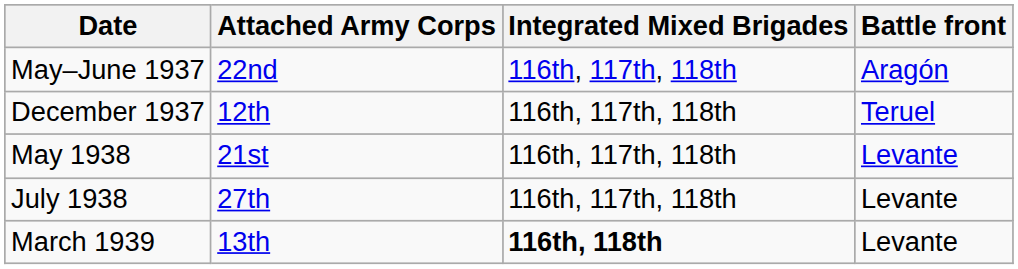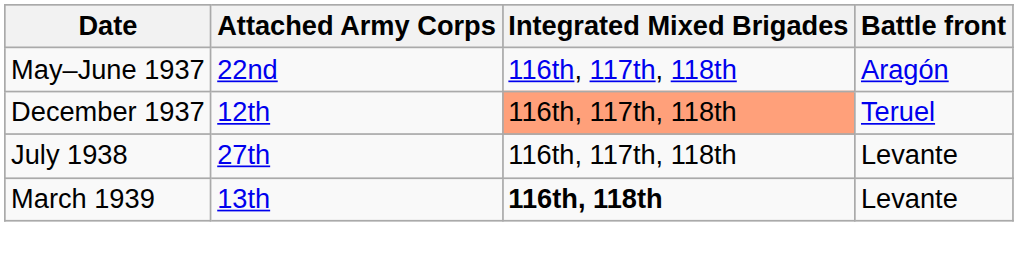(623, 112) no background -> (623, 112) lightsalmon background
- row: (71, 155)
